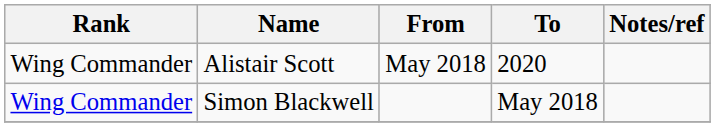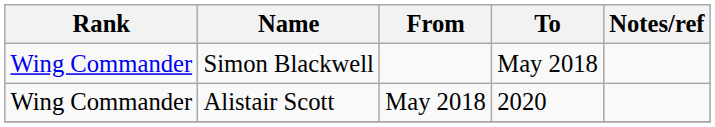rows swapped: (289, 102) <-> (269, 63)
